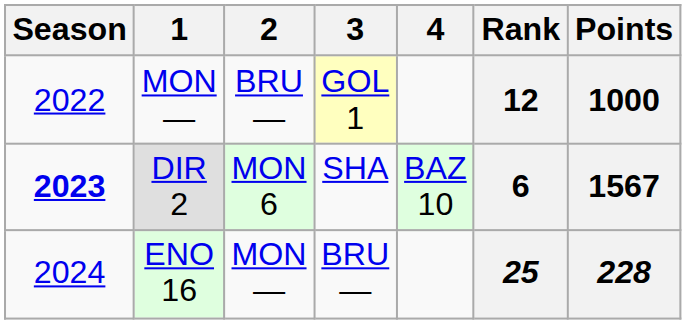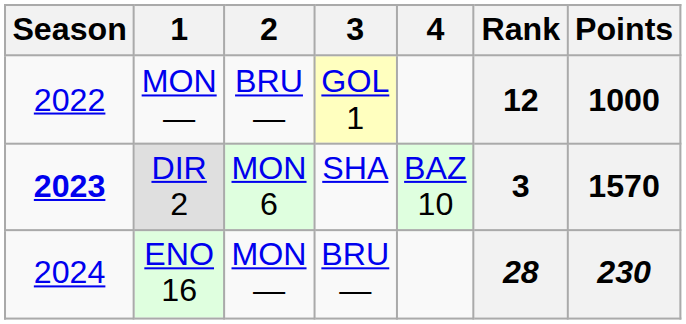(521, 186) 6 -> (521, 186) 3
(624, 186) 1567 -> (624, 186) 1570
(521, 273) 25 -> (521, 273) 28
(624, 273) 228 -> (624, 273) 230
